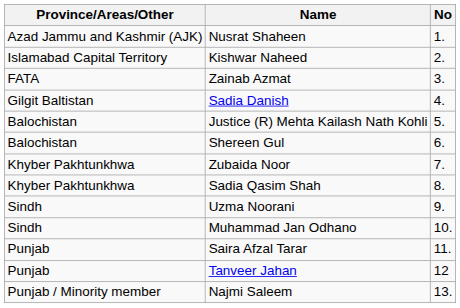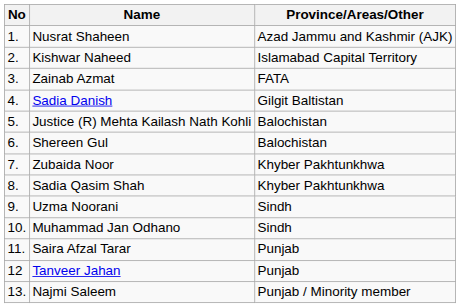columns swapped: (443, 15) <-> (105, 15)
